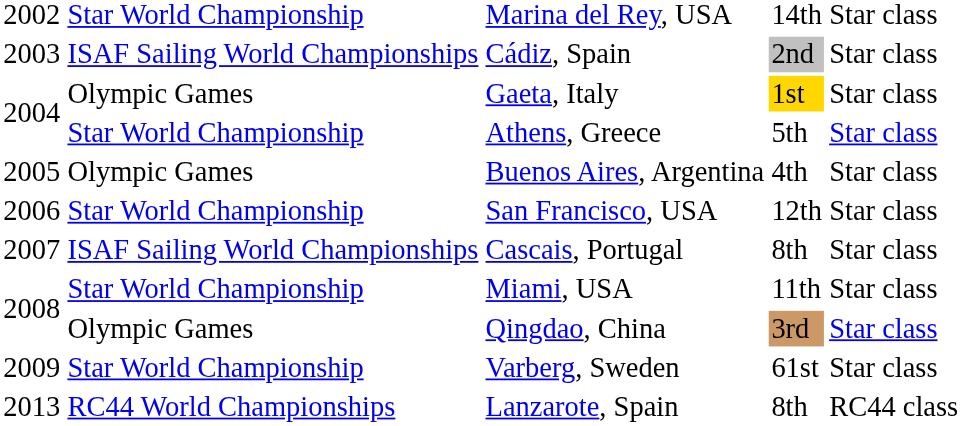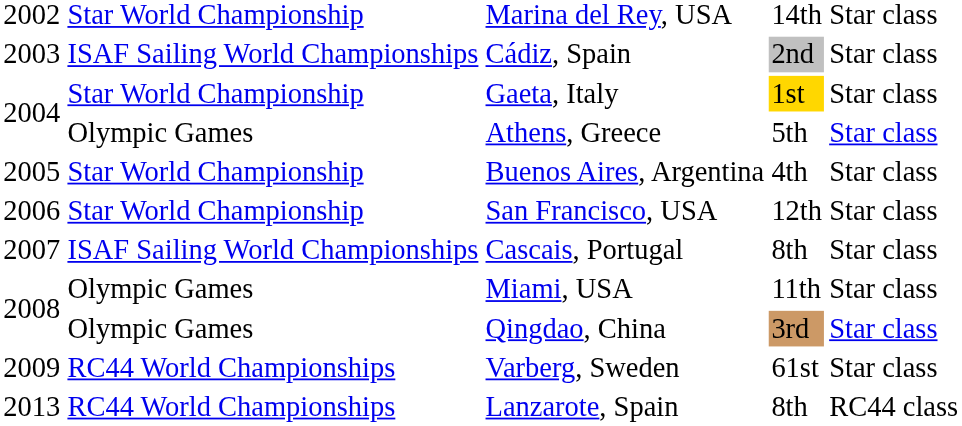(160, 93) Olympic Games -> (216, 93) Star World Championship
(216, 132) Star World Championship -> (160, 132) Olympic Games
(160, 171) Olympic Games -> (216, 171) Star World Championship
(216, 289) Star World Championship -> (160, 289) Olympic Games
(216, 367) Star World Championship -> (231, 367) RC44 World Championships
